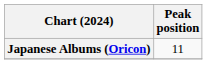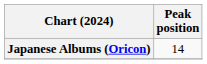(178, 48) 11 -> (178, 48) 14
